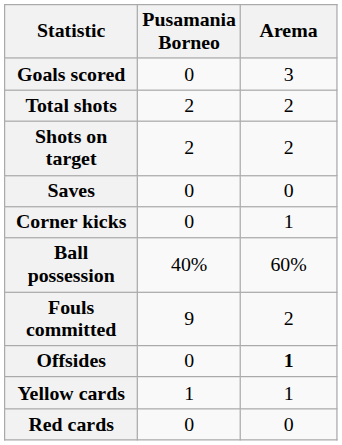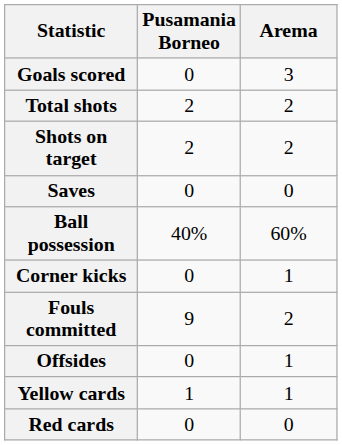rows swapped: (71, 264) <-> (71, 222)
(289, 361) bold -> (289, 361) normal
